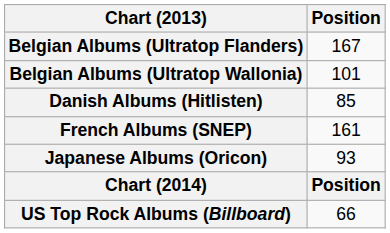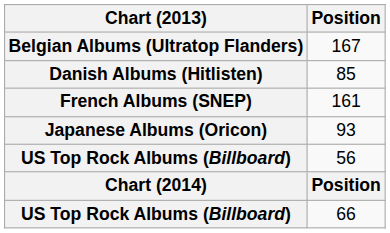- row: (346, 74)
+ row: (346, 158)
